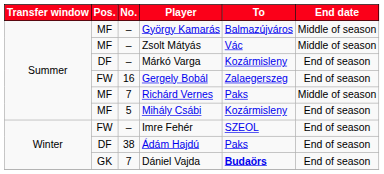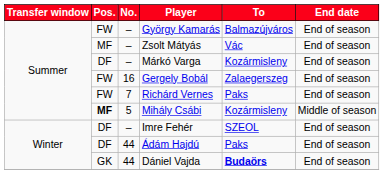(105, 29) MF -> (105, 29) FW
(337, 29) Middle of season -> (337, 29) End of season
(337, 45) Middle of season -> (337, 45) End of season
(105, 95) MF -> (105, 95) FW
(337, 95) Middle of season -> (337, 95) End of season
(105, 111) normal -> (105, 111) bold
(337, 111) End of season -> (337, 111) Middle of season
(105, 128) FW -> (105, 128) DF
(129, 144) 38 -> (129, 144) 44
(129, 161) 7 -> (129, 161) 44
